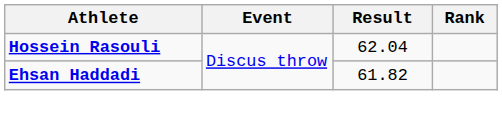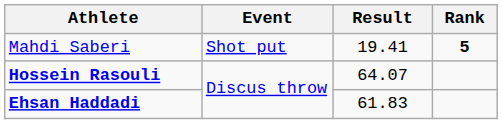+ row: (69, 47)
(382, 47) 62.04 -> (382, 75) 64.07
(382, 75) 61.82 -> (382, 103) 61.83
